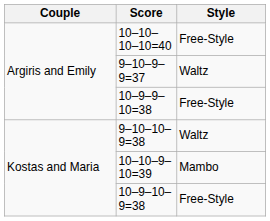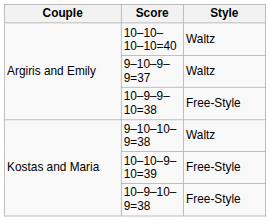(206, 39) Free-Style -> (201, 39) Waltz
(199, 167) Mambo -> (213, 167) Free-Style
